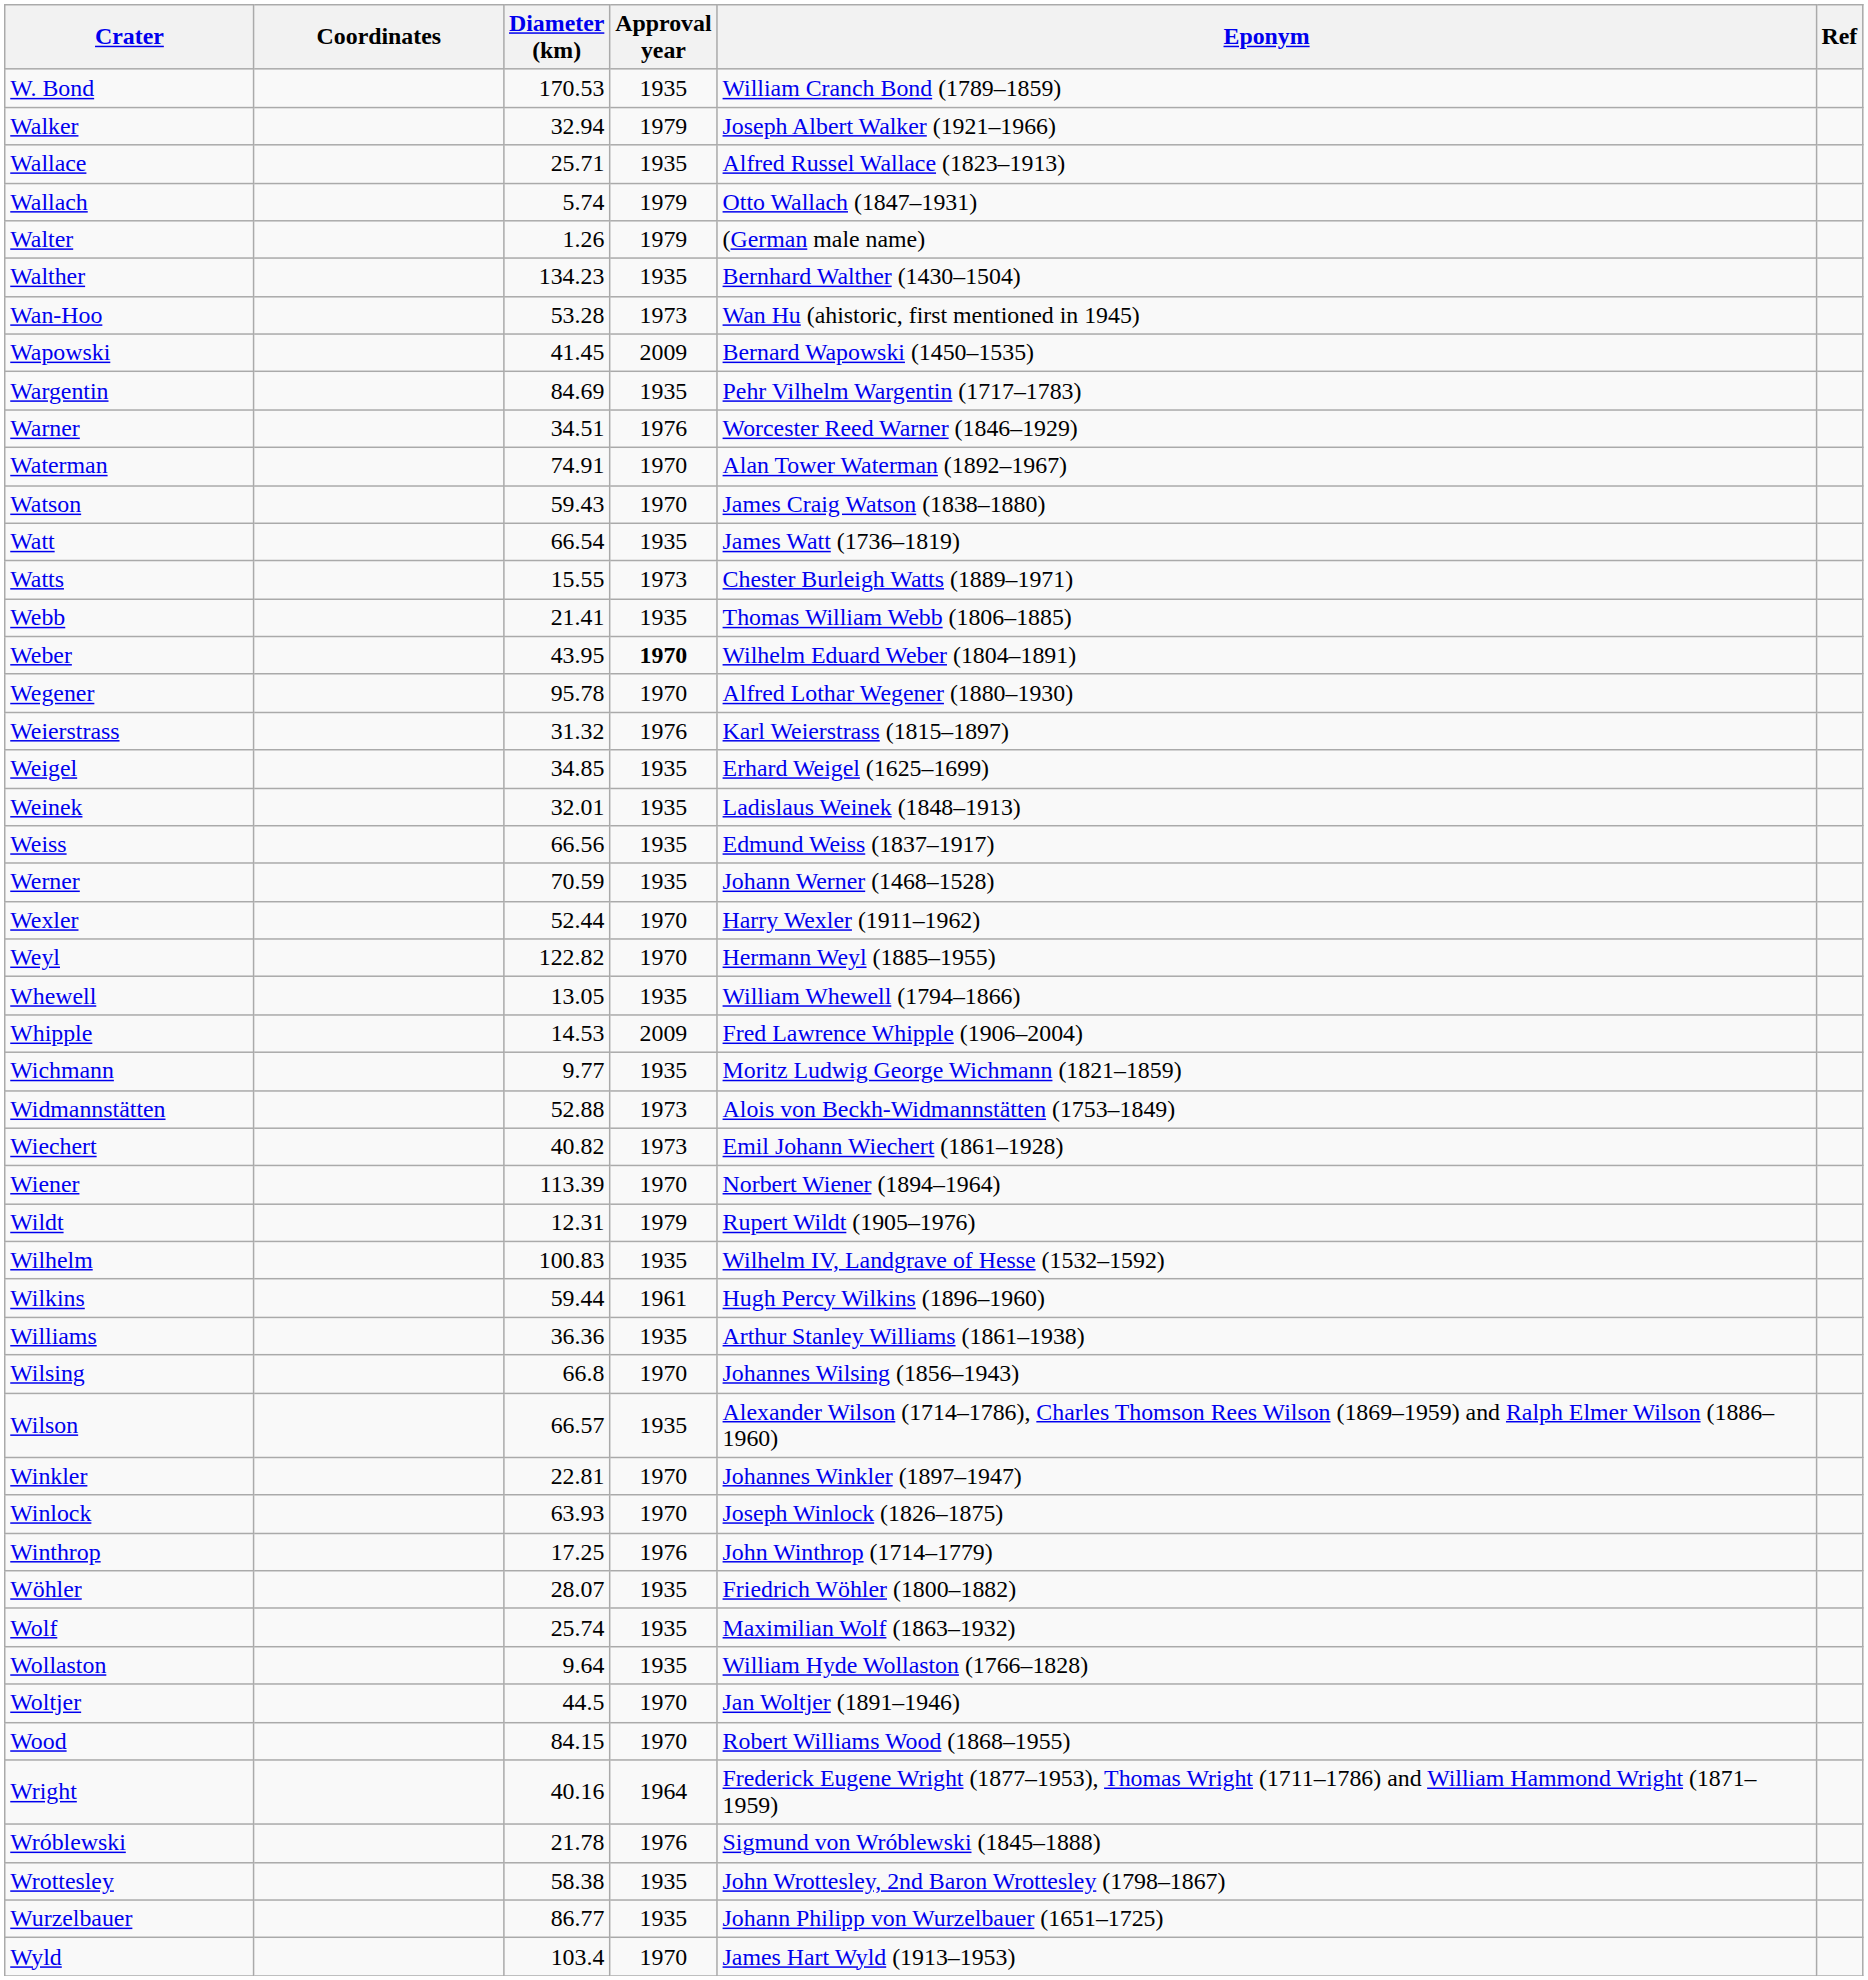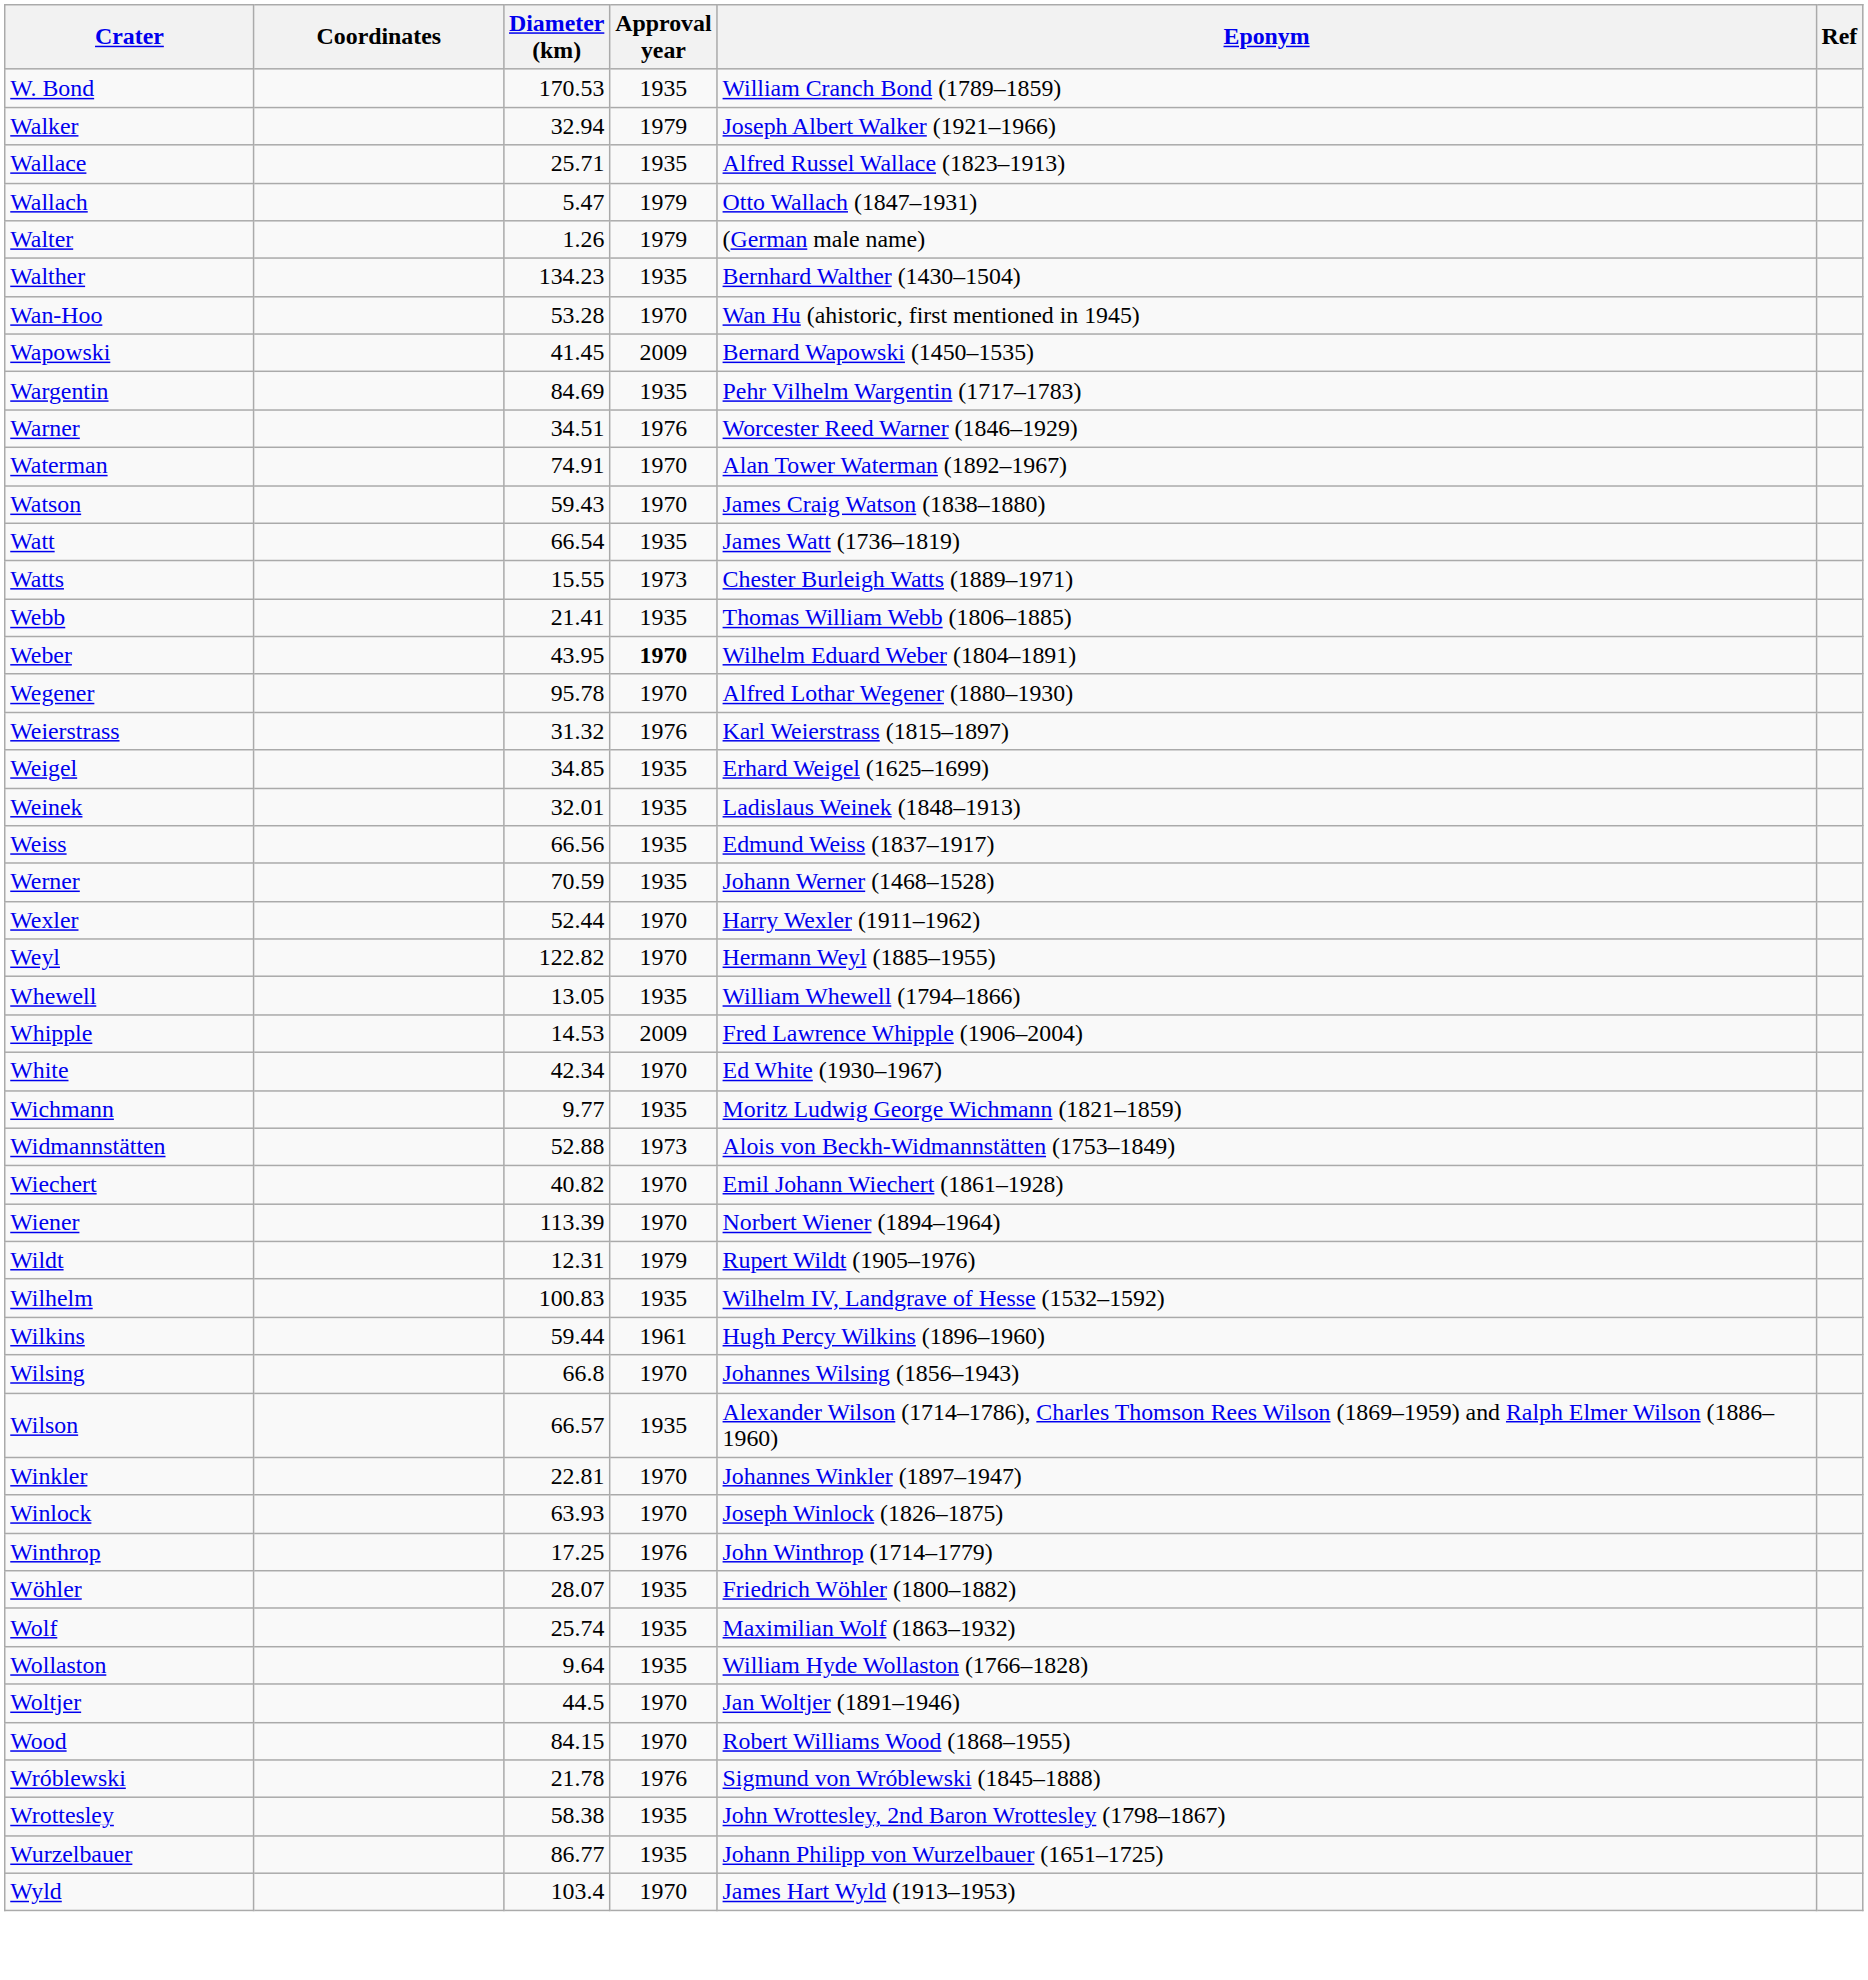(583, 201) 5.74 -> (583, 201) 5.47
(663, 314) 1973 -> (663, 314) 1970
+ row: (39, 1071)
(663, 1146) 1973 -> (663, 1184) 1970
- row: (53, 1335)
- row: (44, 1791)
